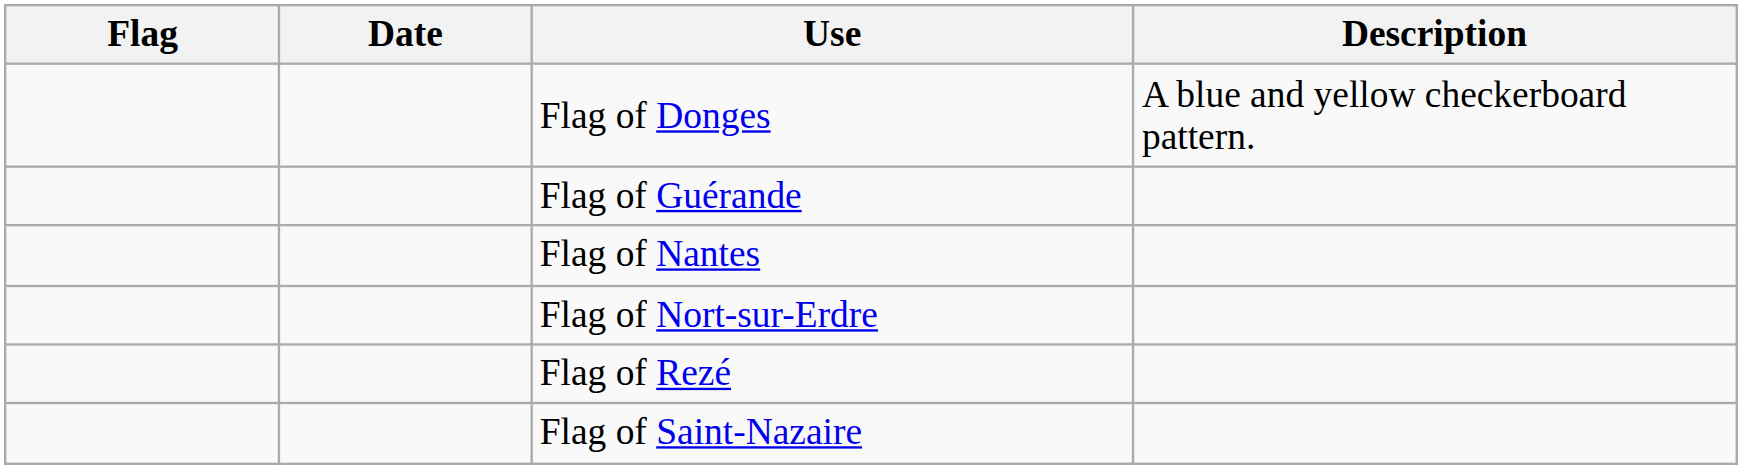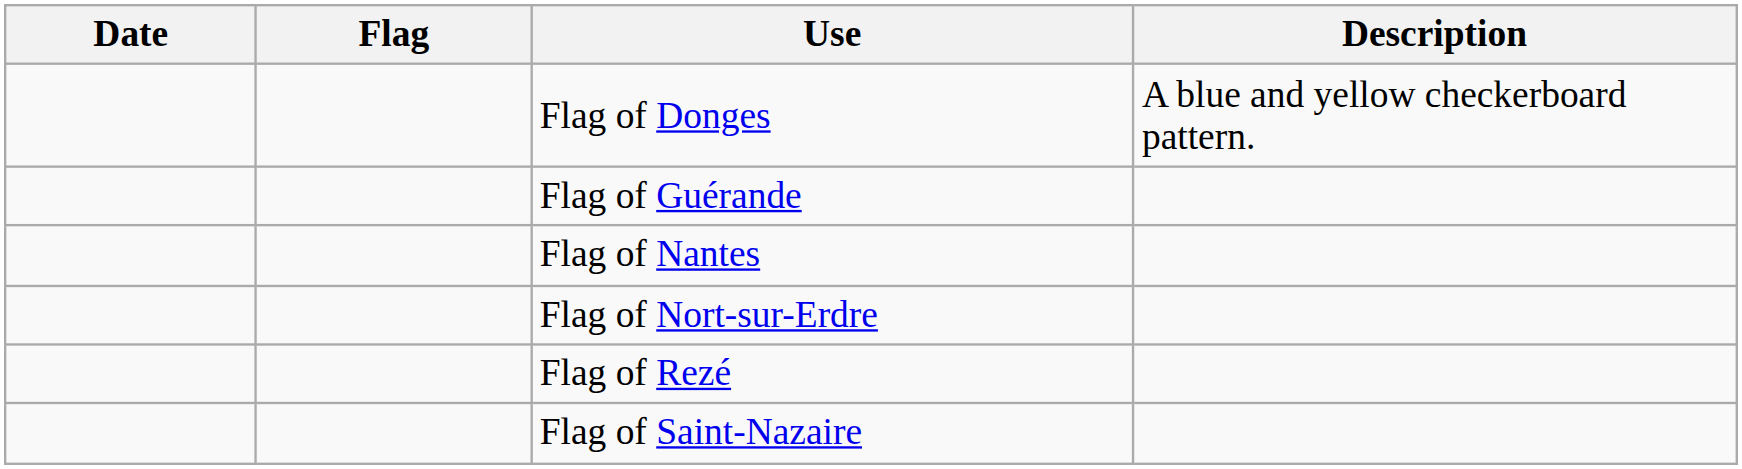columns swapped: (142, 34) <-> (405, 34)
